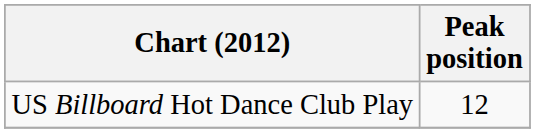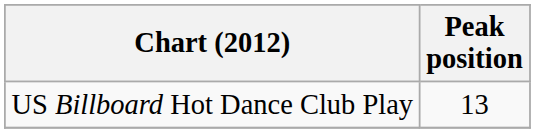(474, 104) 12 -> (474, 104) 13
